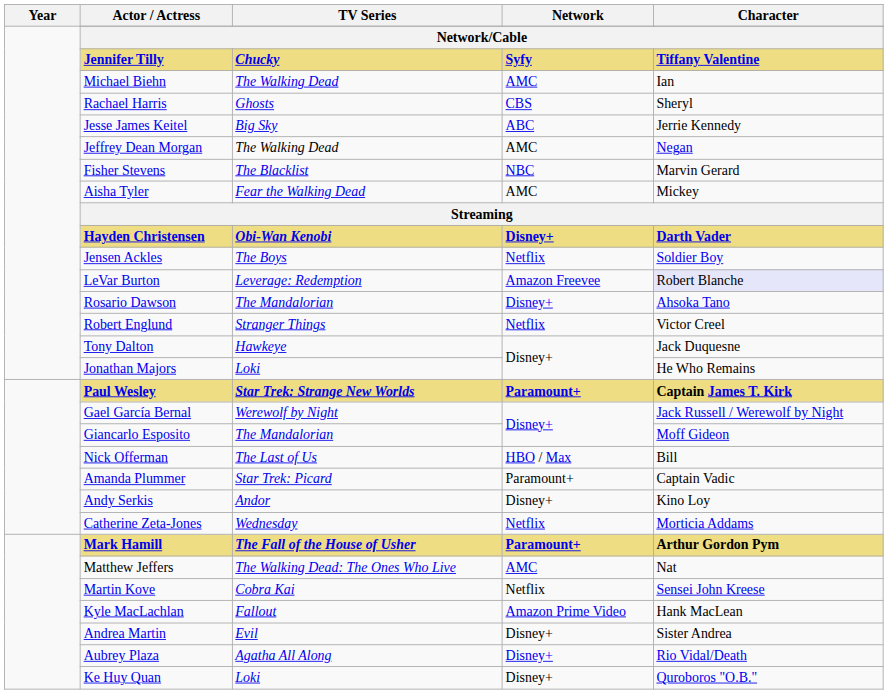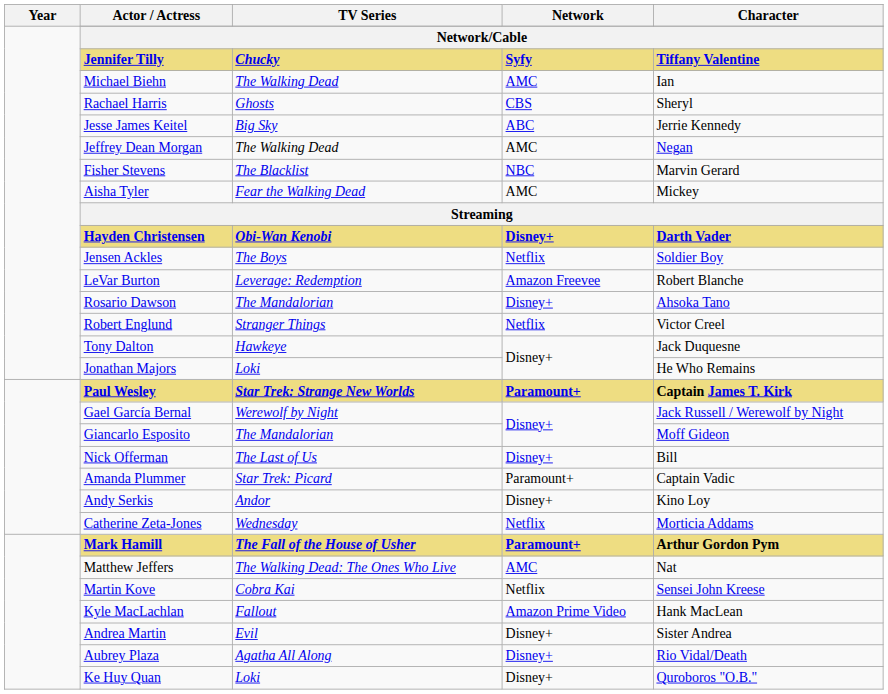(700, 280) lavender background -> (700, 280) no background
(538, 457) HBO / Max -> (529, 457) Disney+
